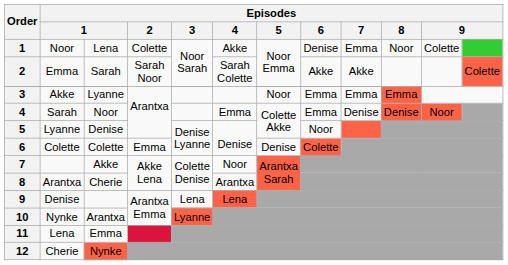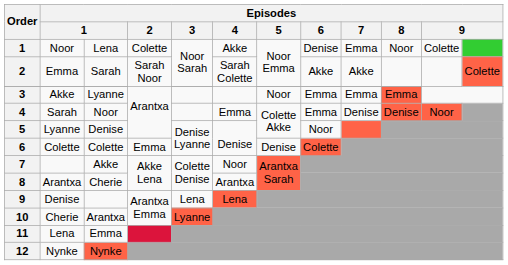(62, 216) Nynke -> (62, 216) Cherie
(62, 251) Cherie -> (62, 251) Nynke
